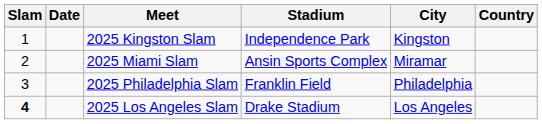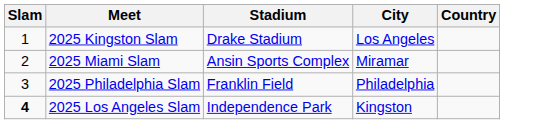- column: (64, 15)
(307, 38) Independence Park -> (254, 38) Drake Stadium
(422, 38) Kingston -> (395, 38) Los Angeles
(292, 107) Drake Stadium -> (269, 107) Independence Park
(433, 107) Los Angeles -> (384, 107) Kingston
